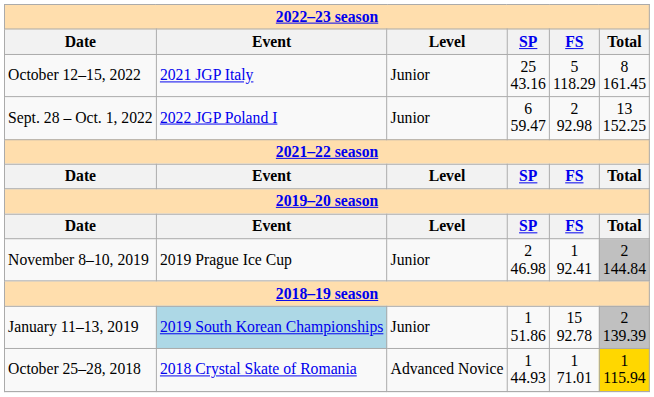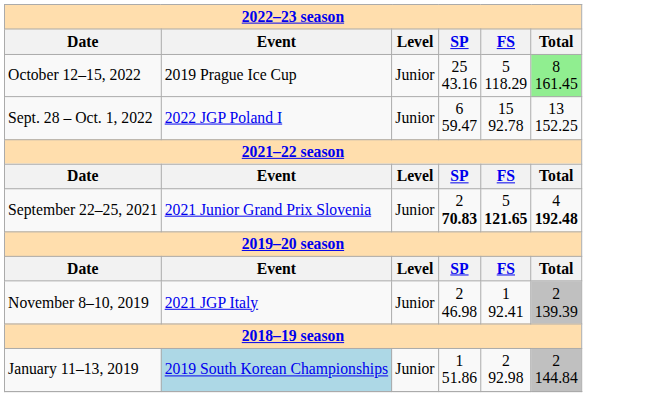(207, 75) 2021 JGP Italy -> (231, 75) 2019 Prague Ice Cup
(624, 75) no background -> (556, 75) lightgreen background
(574, 117) 2 92.98 -> (506, 117) 15 92.78
+ row: (83, 210)
(226, 259) 2019 Prague Ice Cup -> (211, 302) 2021 JGP Italy
(624, 259) 2 144.84 -> (556, 302) 2 139.39
(574, 327) 15 92.78 -> (506, 369) 2 92.98
(624, 327) 2 139.39 -> (556, 369) 2 144.84
- row: (75, 369)
